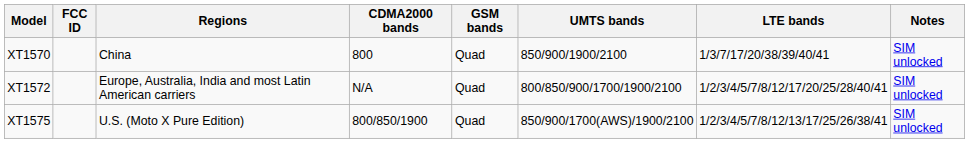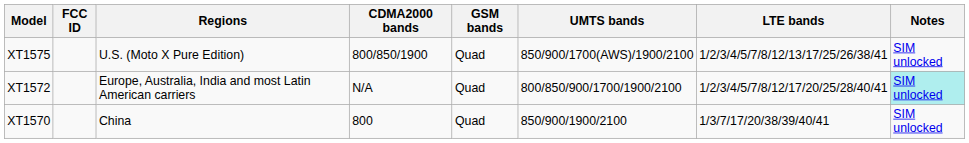rows swapped: (29, 54) <-> (29, 121)
(918, 87) no background -> (918, 87) paleturquoise background
